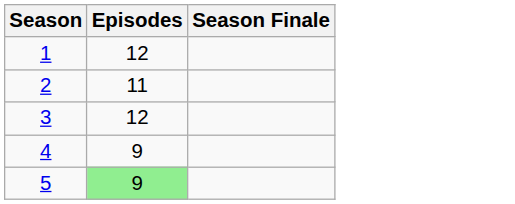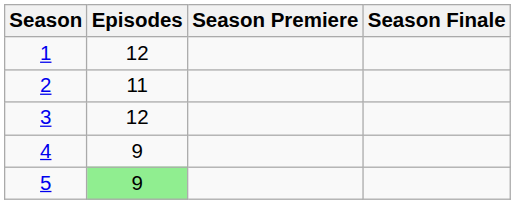+ column: (275, 20)
